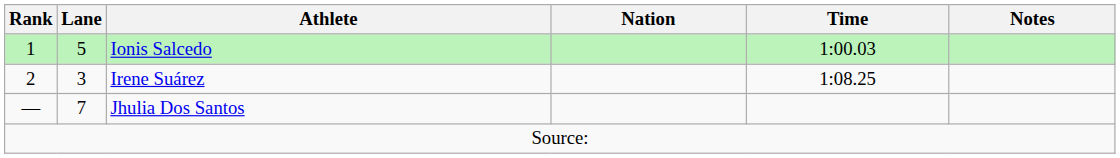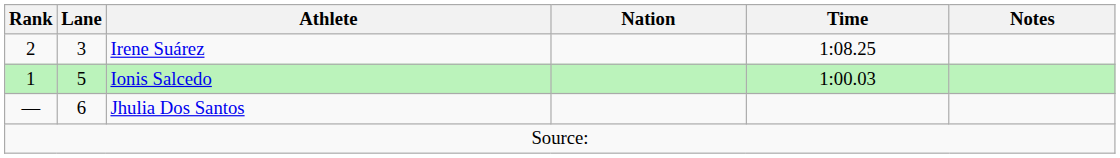rows swapped: (161, 49) <-> (157, 78)
(82, 108) 7 -> (82, 108) 6
